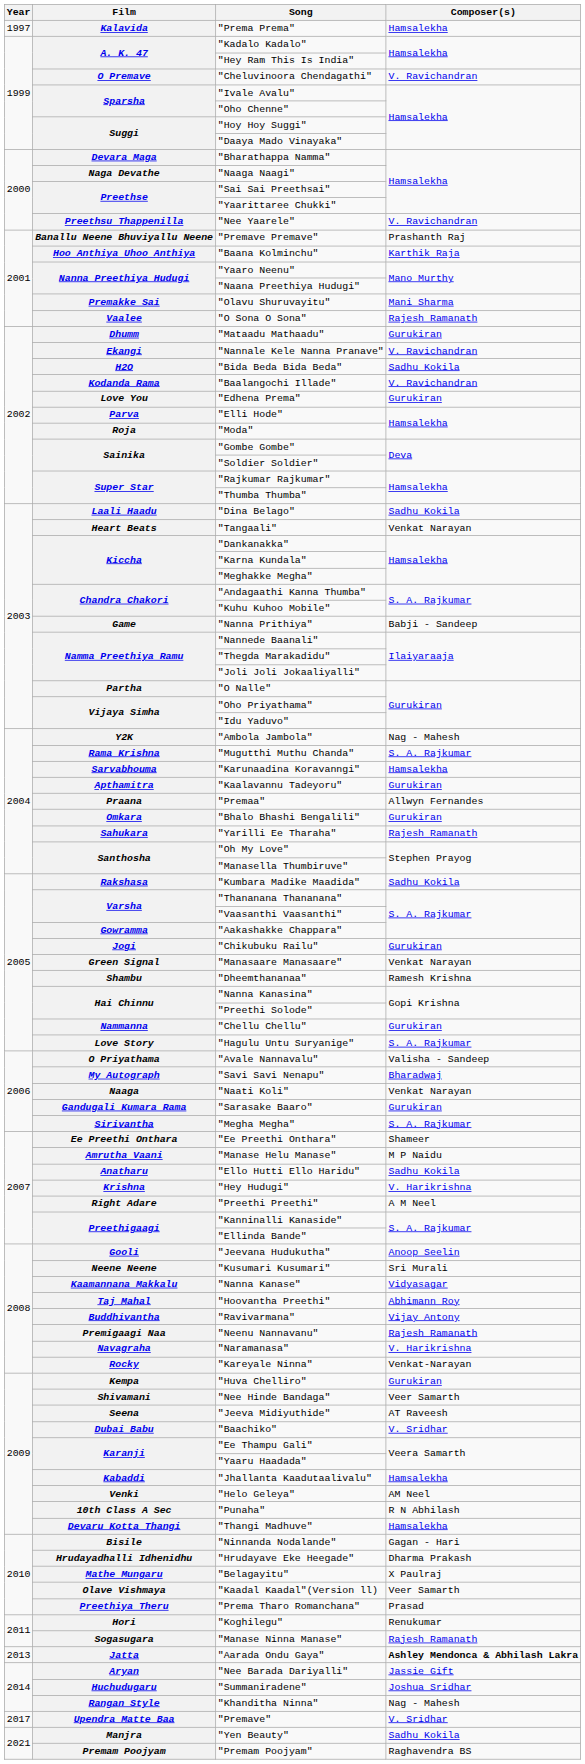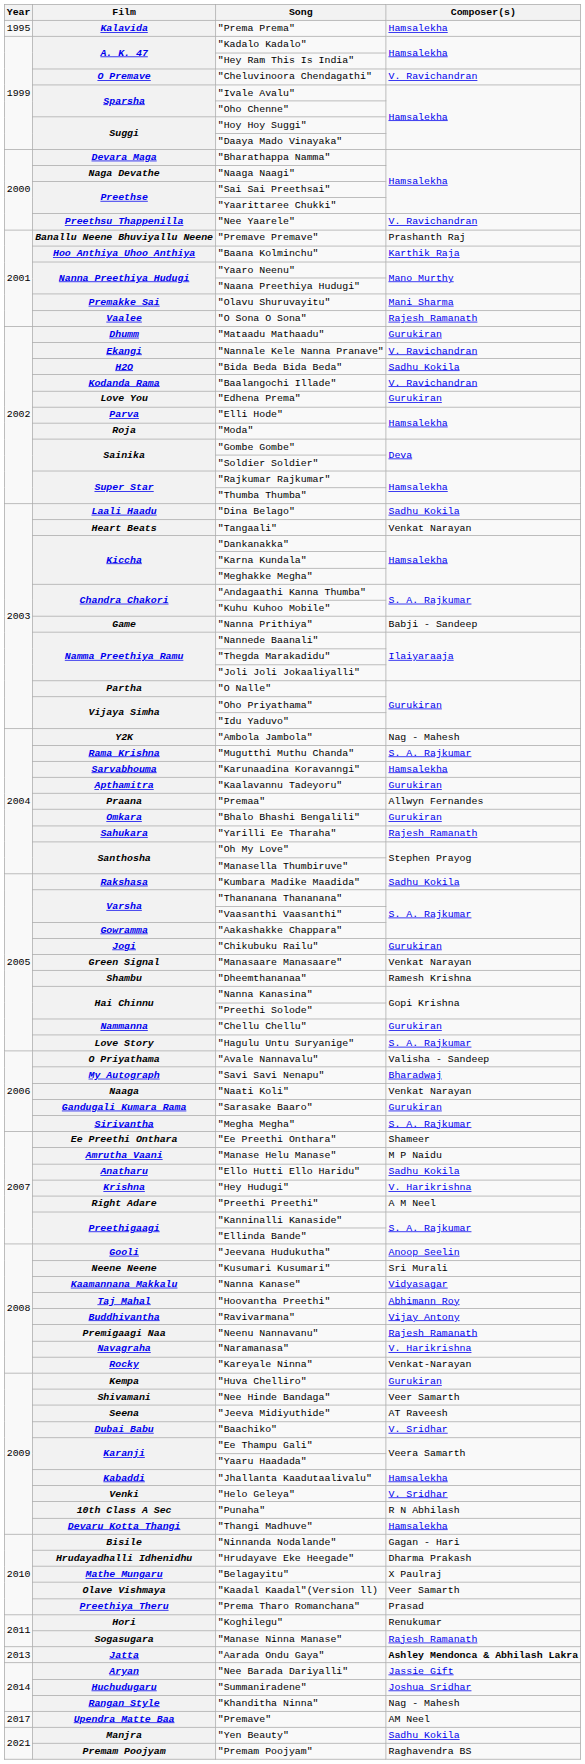(19, 29) 1997 -> (19, 29) 1995
(409, 1494) AM Neel -> (418, 1494) V. Sridhar
(418, 1719) V. Sridhar -> (409, 1719) AM Neel
